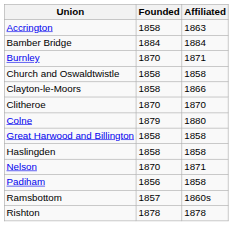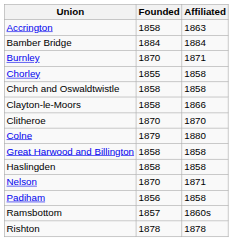+ row: (23, 74)
